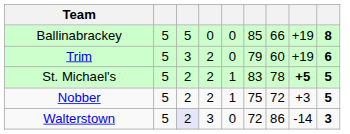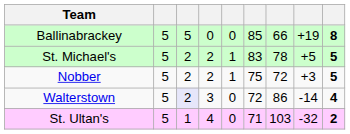- row: (79, 56)
(303, 77) bold -> (308, 56) normal
(328, 118) 3 -> (334, 98) 4
+ row: (79, 118)
